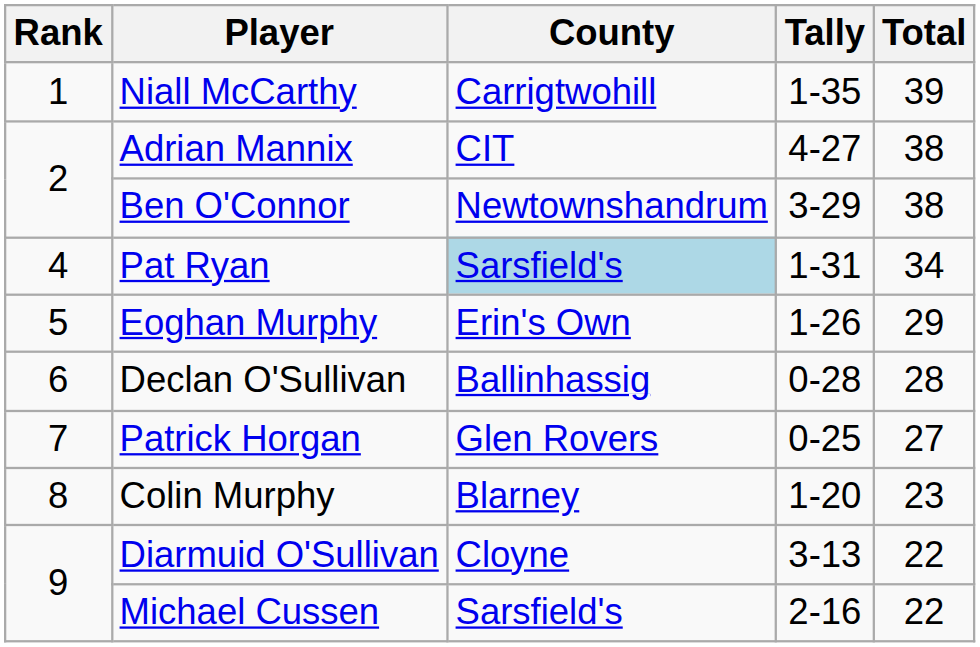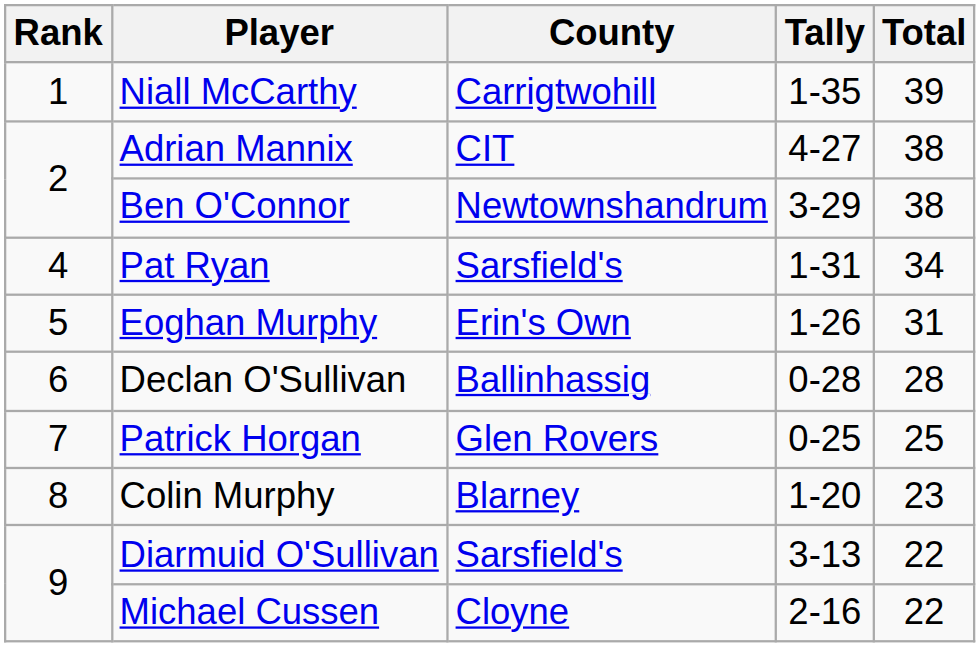(539, 264) lightblue background -> (539, 264) no background
(924, 322) 29 -> (924, 322) 31
(924, 438) 27 -> (924, 438) 25
(512, 554) Cloyne -> (539, 554) Sarsfield's
(539, 611) Sarsfield's -> (512, 611) Cloyne
